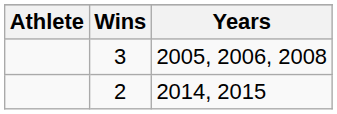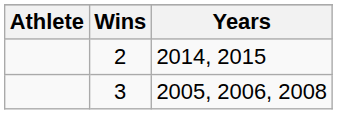rows swapped: (120, 56) <-> (120, 91)
